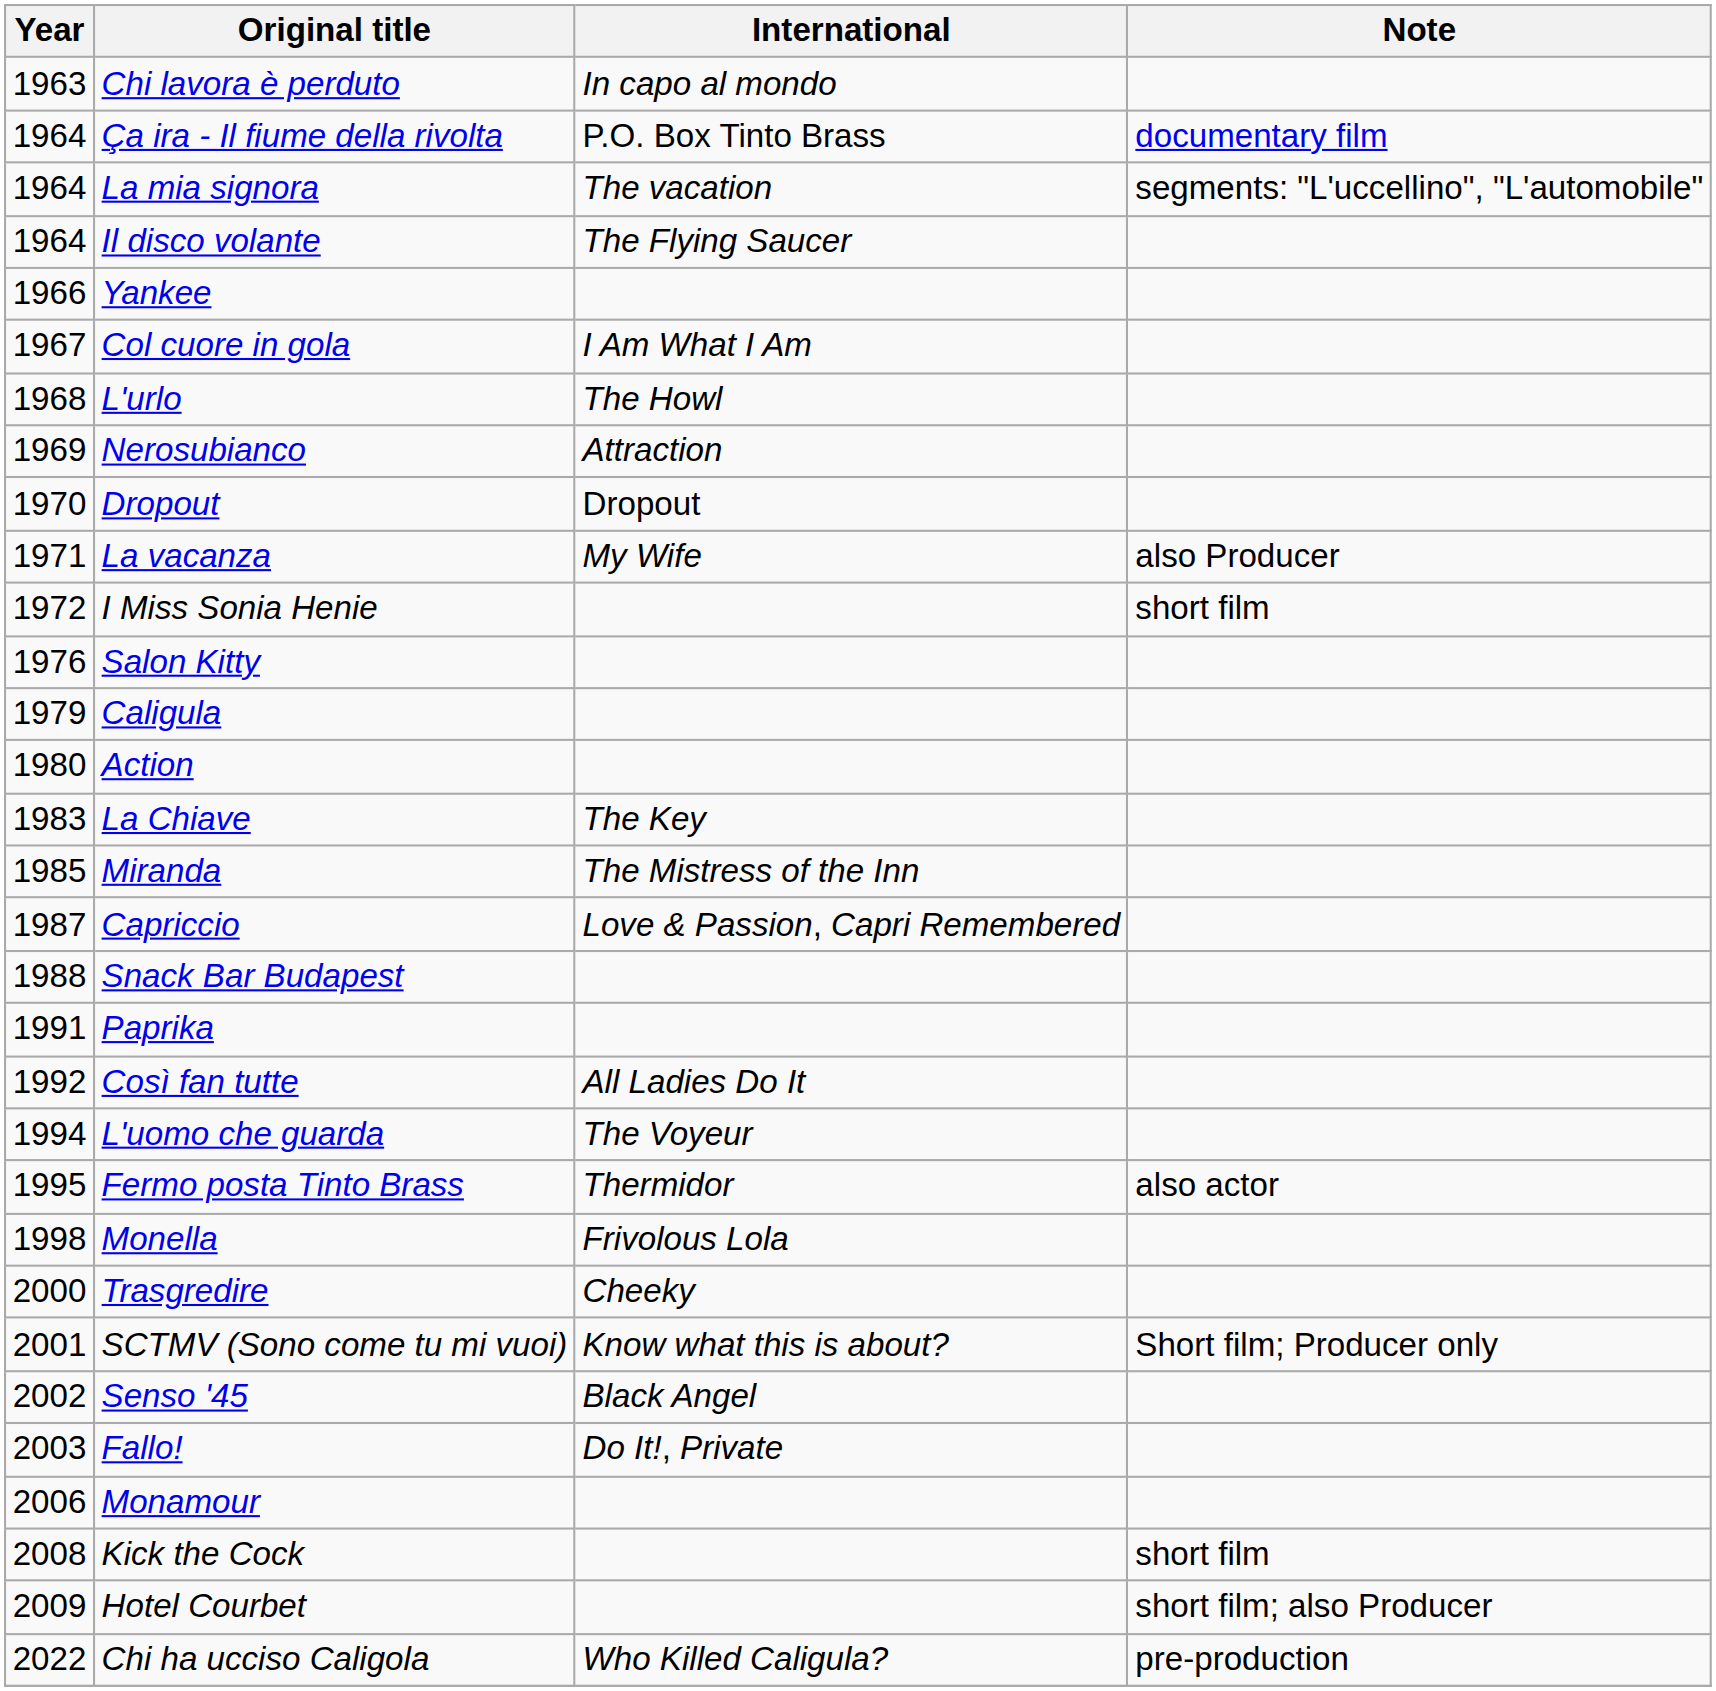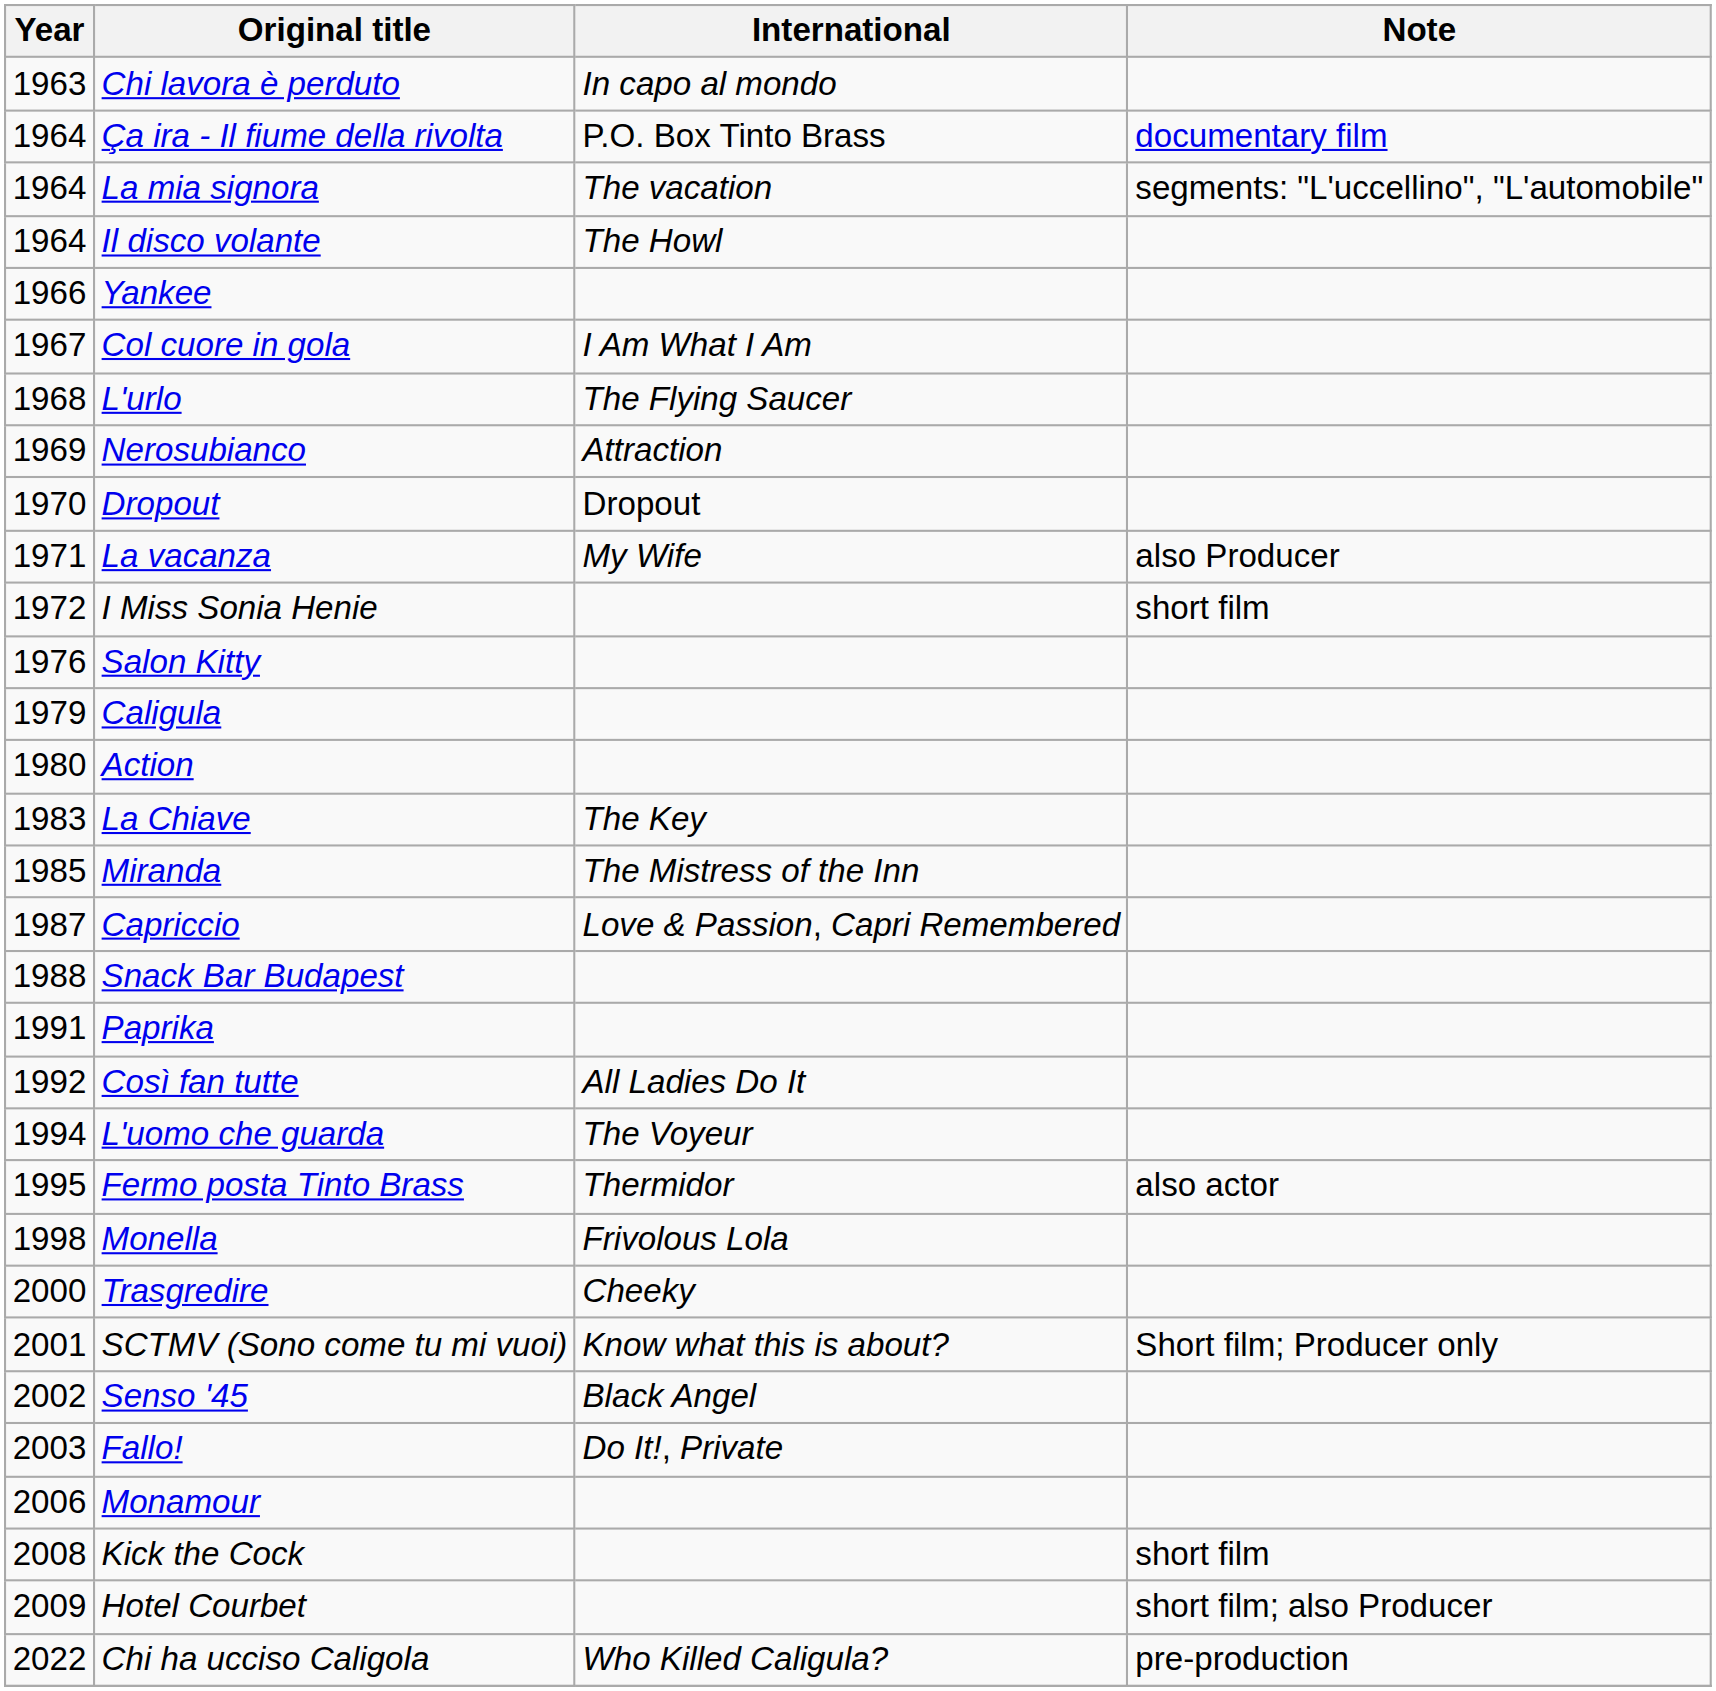(717, 240) The Flying Saucer -> (652, 240) The Howl
(652, 398) The Howl -> (717, 398) The Flying Saucer
